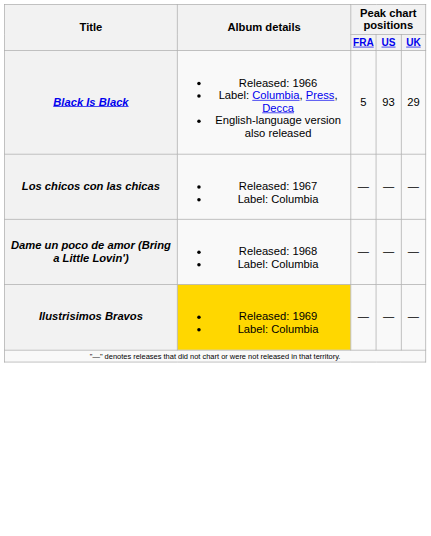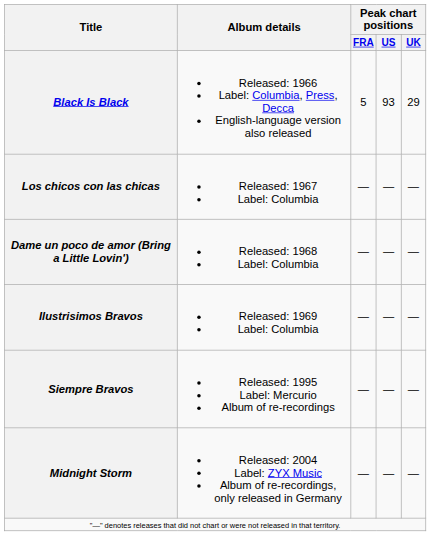(264, 324) gold background -> (264, 324) no background
+ row: (91, 389)
+ row: (91, 473)
